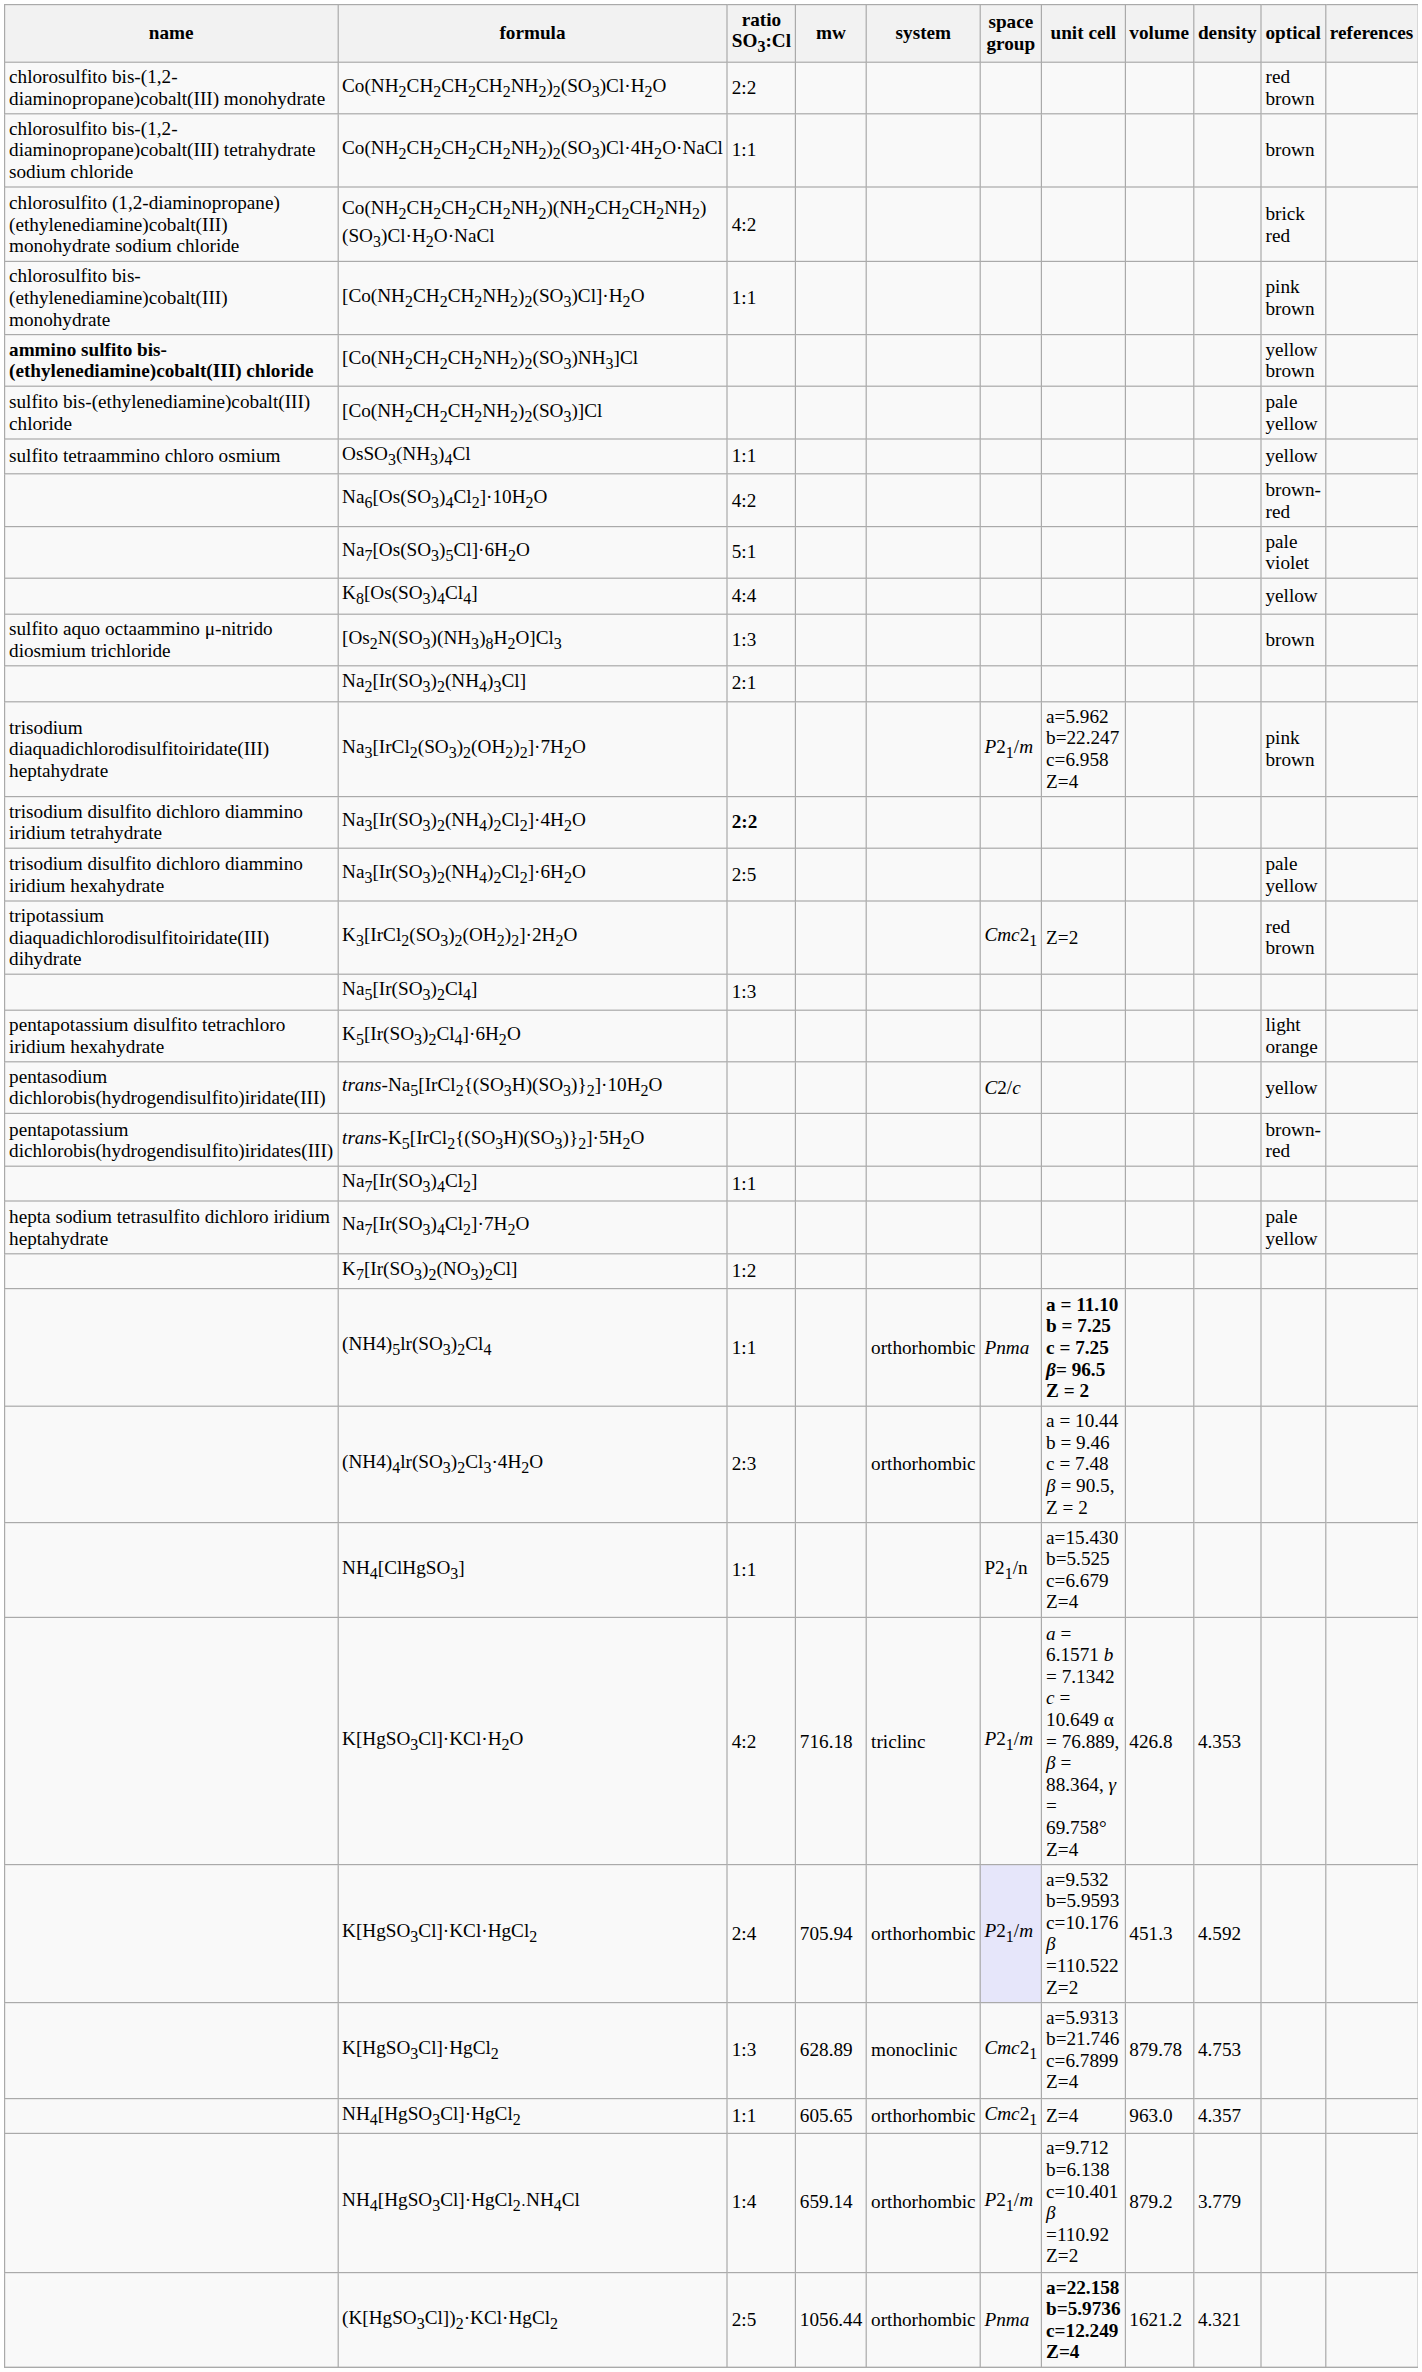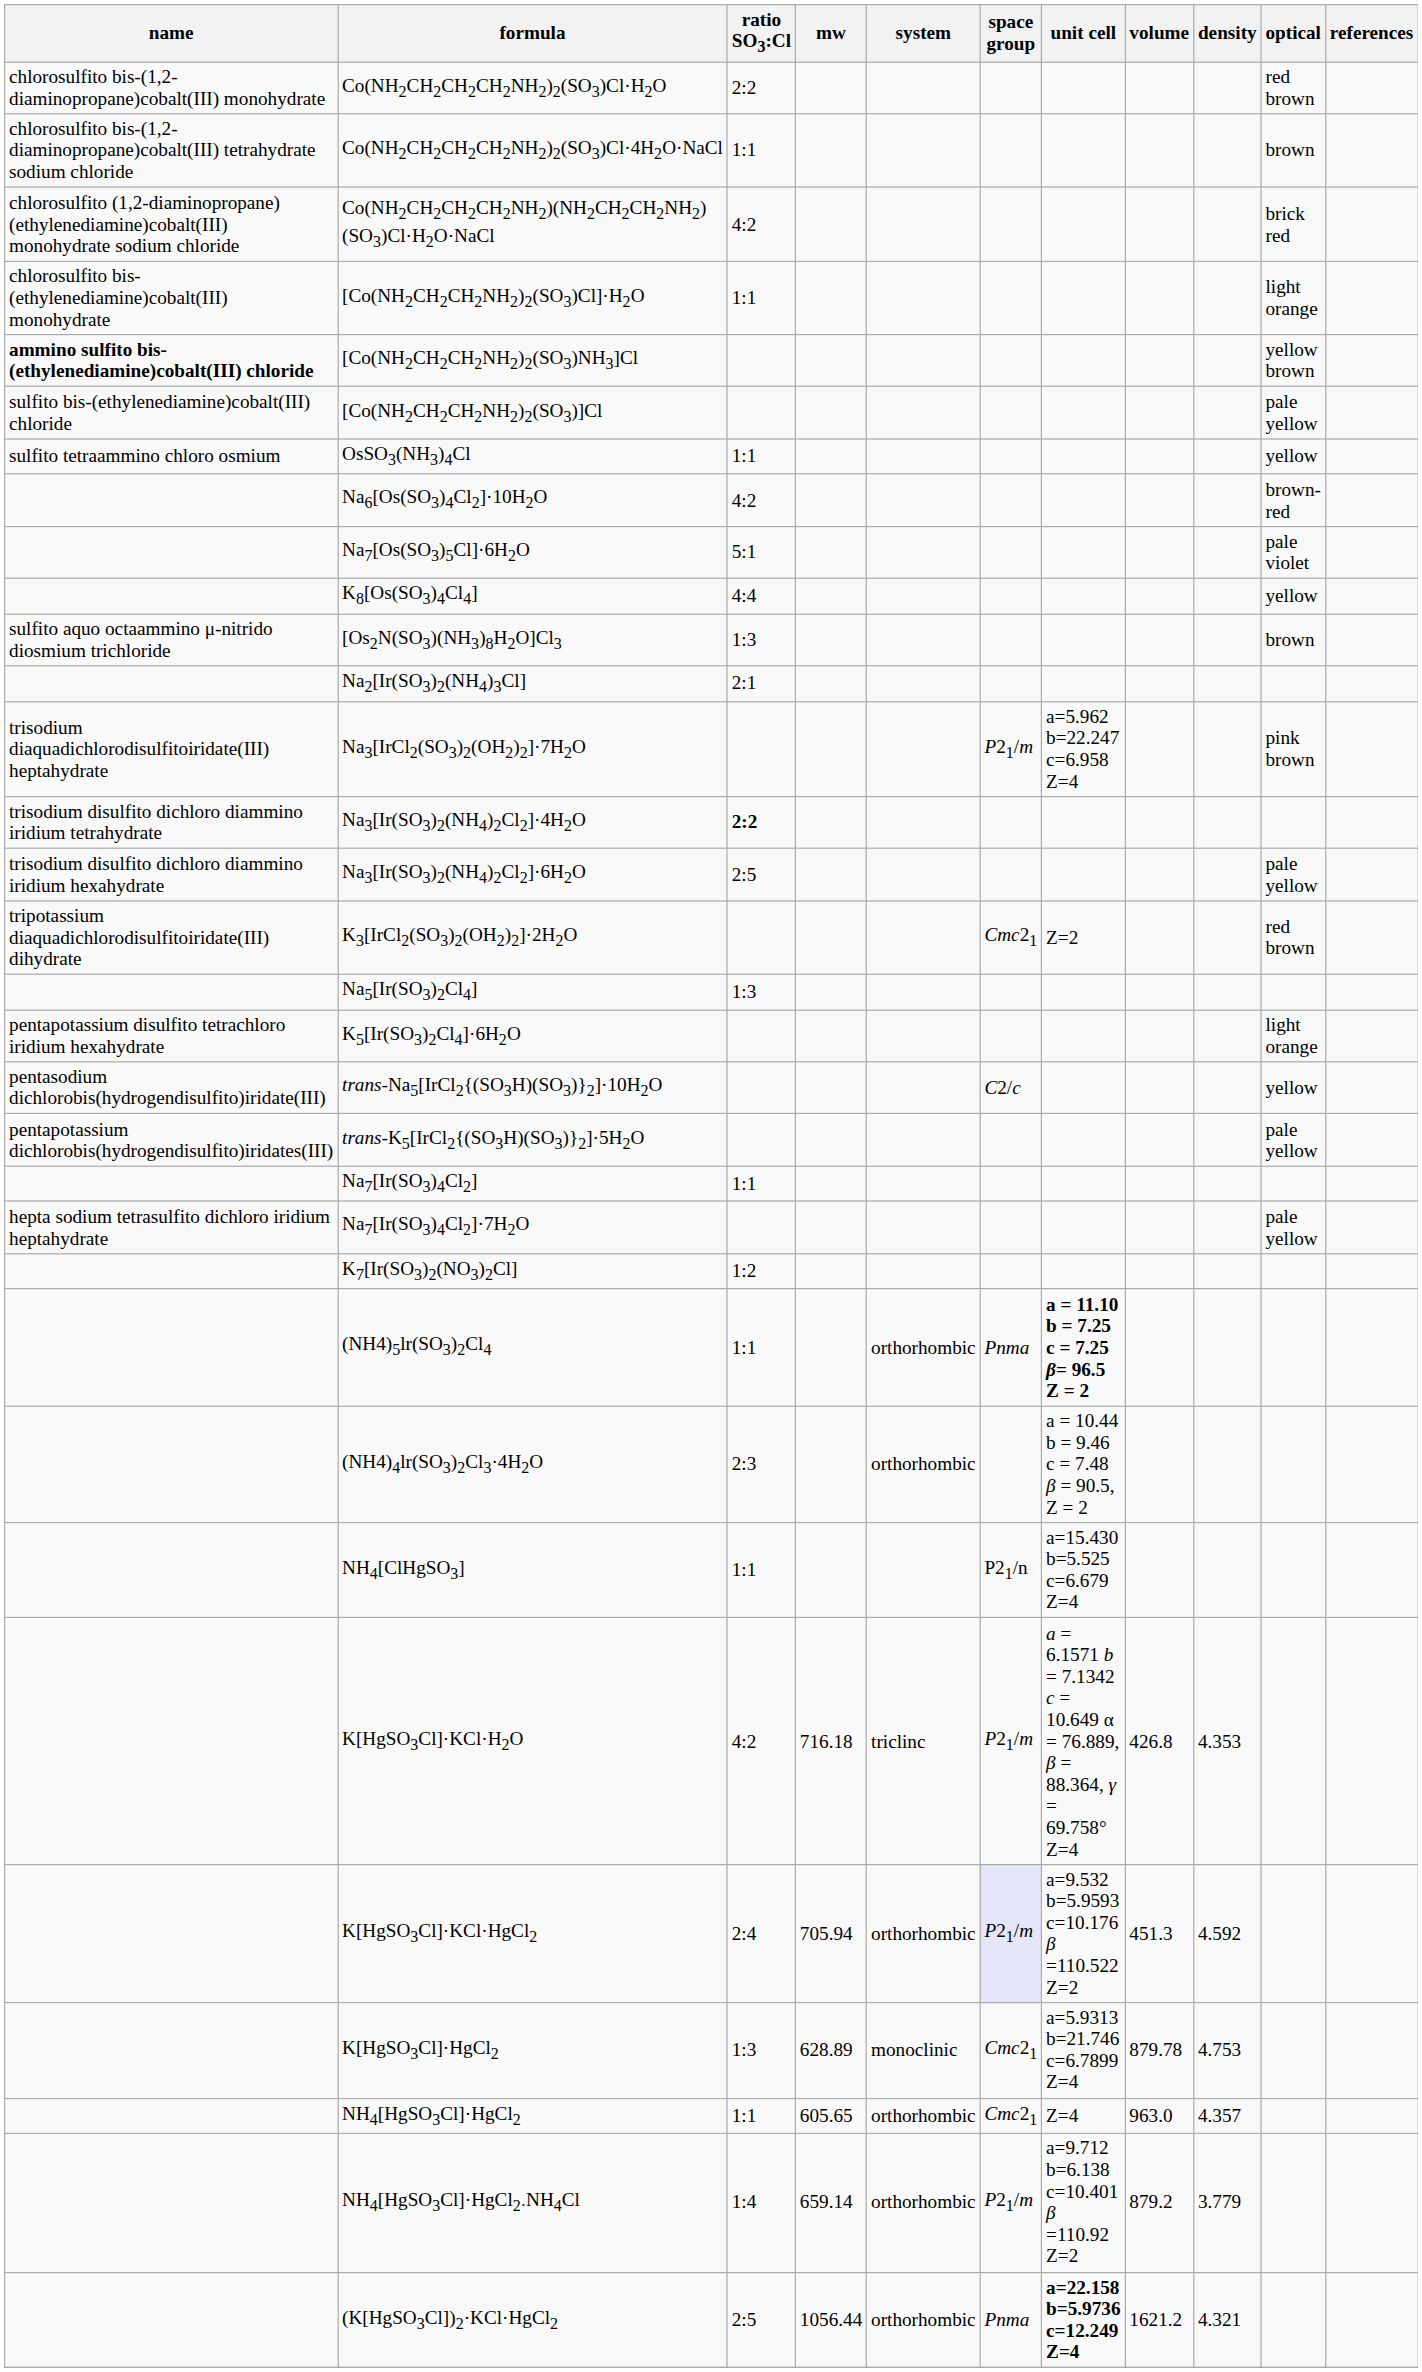(1290, 297) pink brown -> (1292, 297) light orange
(1293, 1139) brown-red -> (1292, 1139) pale yellow
